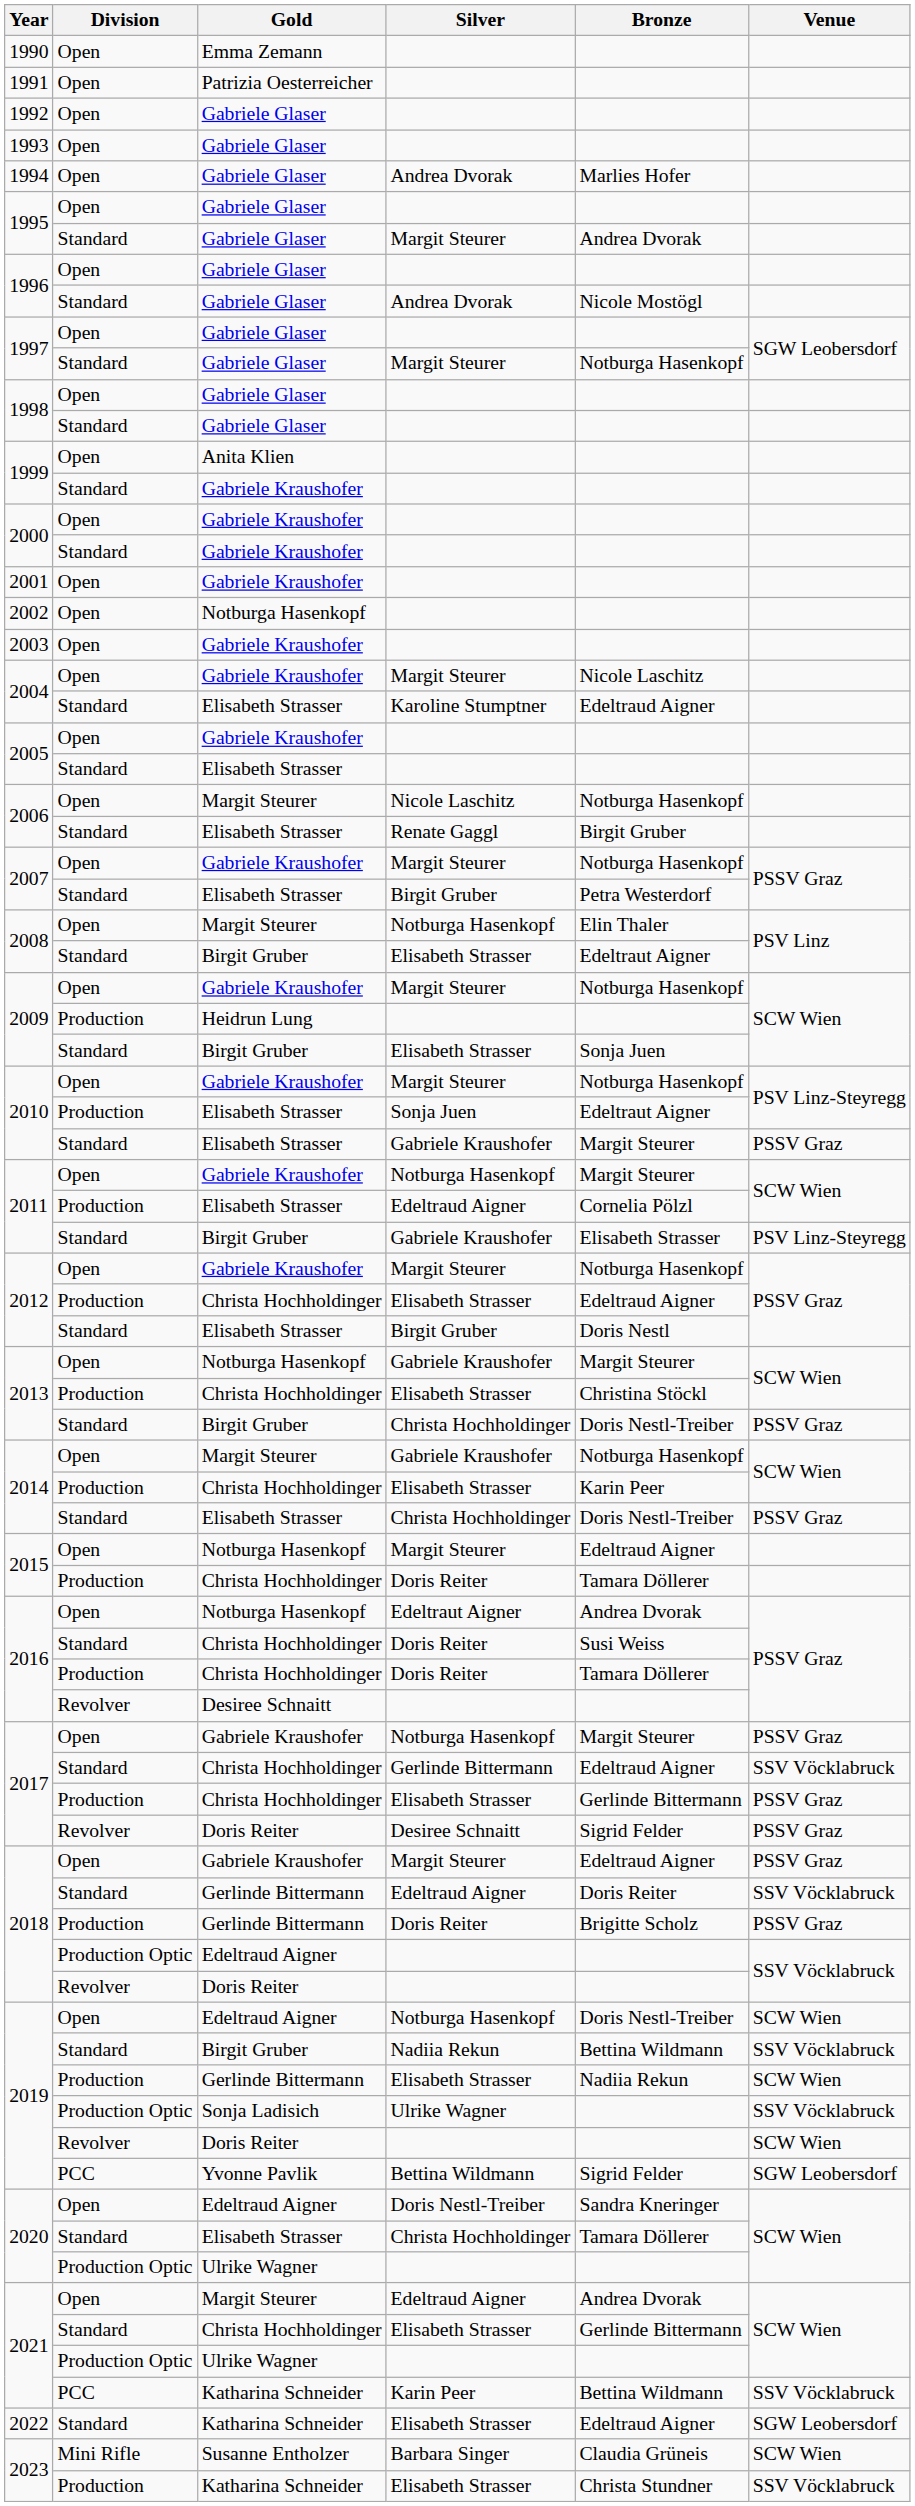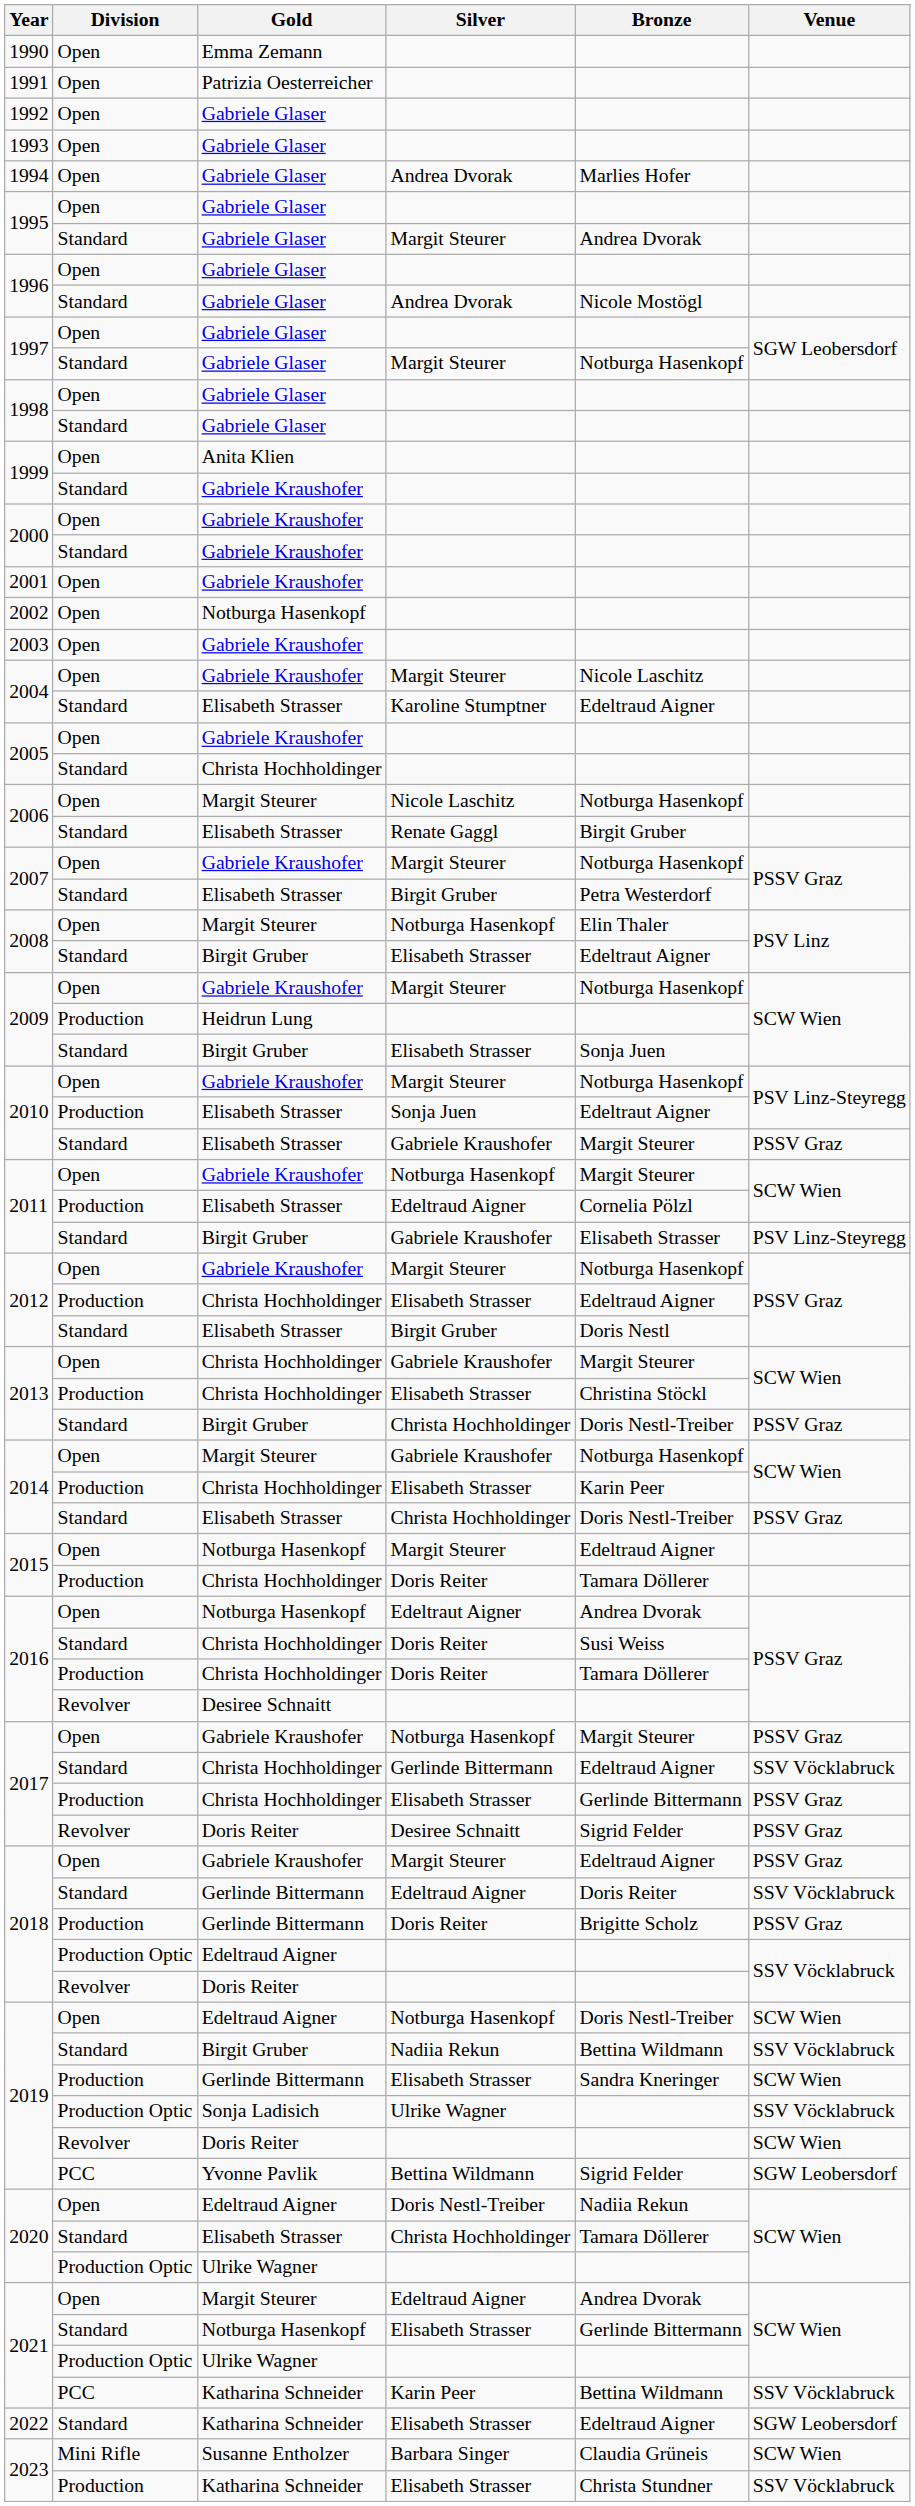(272, 769) Elisabeth Strasser -> (292, 769) Christa Hochholdinger
(284, 1362) Notburga Hasenkopf -> (292, 1362) Christa Hochholdinger
(634, 2080) Nadiia Rekun -> (649, 2080) Sandra Kneringer
(649, 2204) Sandra Kneringer -> (634, 2204) Nadiia Rekun
(292, 2329) Christa Hochholdinger -> (284, 2329) Notburga Hasenkopf
